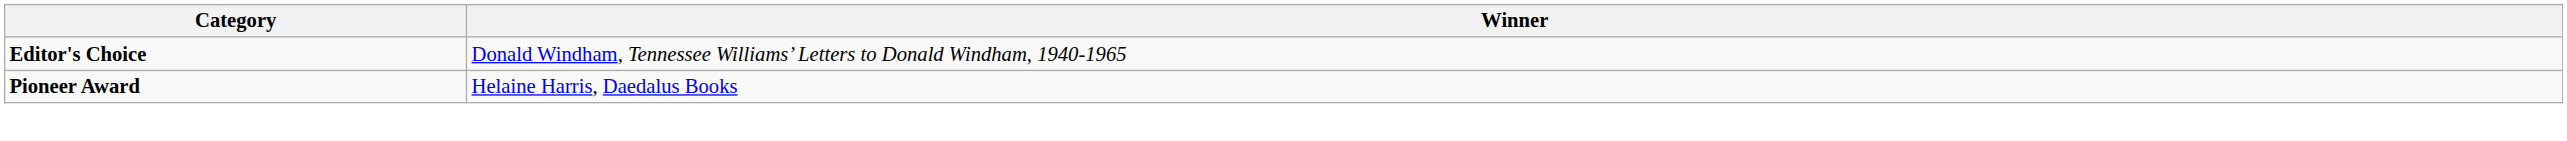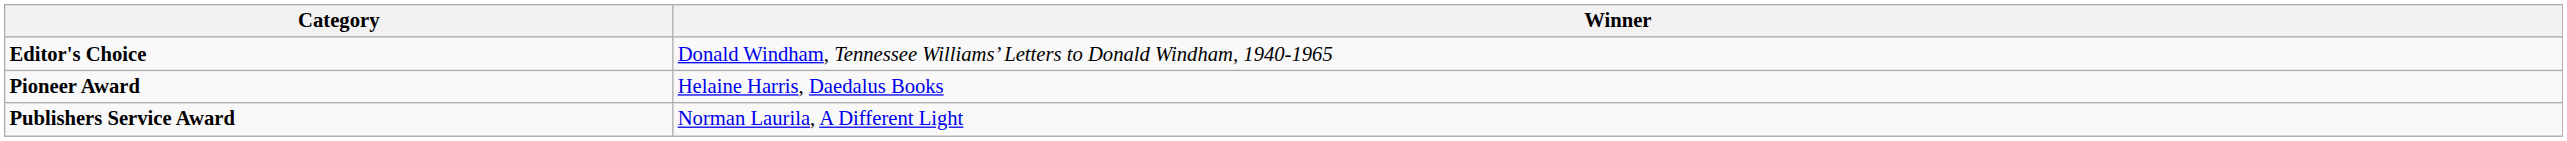+ row: (122, 119)
